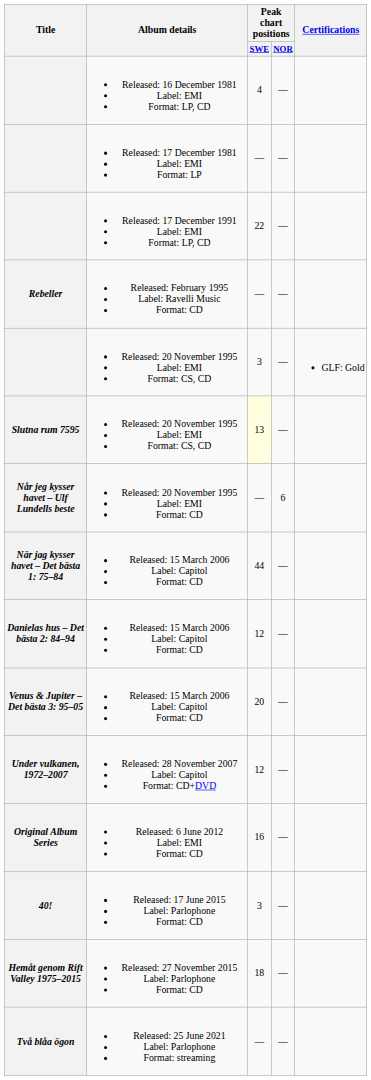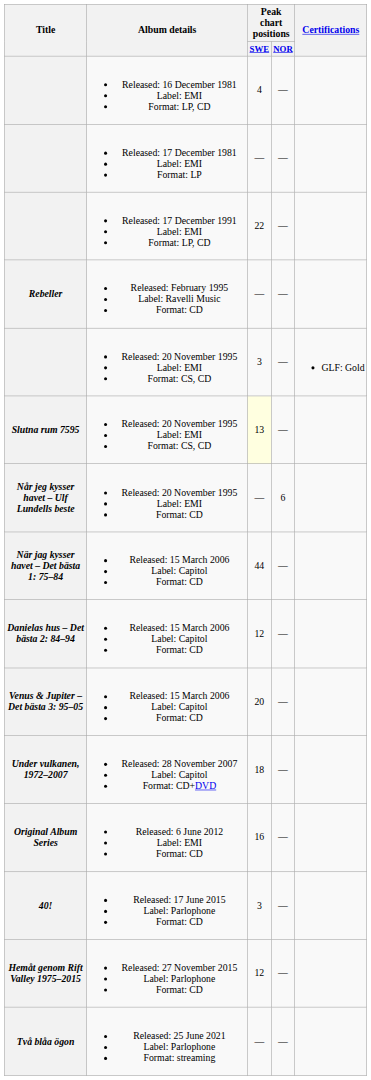(259, 769) 12 -> (259, 769) 18
(259, 973) 18 -> (259, 973) 12
